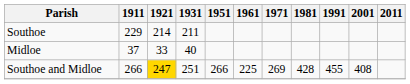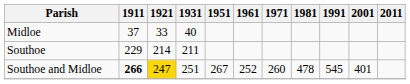rows swapped: (24, 50) <-> (26, 32)
(133, 69) normal -> (133, 69) bold
(219, 69) 266 -> (219, 69) 267
(248, 69) 225 -> (248, 69) 252
(277, 69) 269 -> (277, 69) 260
(305, 69) 428 -> (305, 69) 478
(334, 69) 455 -> (334, 69) 545
(363, 69) 408 -> (363, 69) 401
